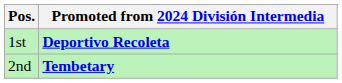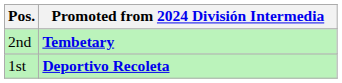rows swapped: (17, 41) <-> (20, 66)
